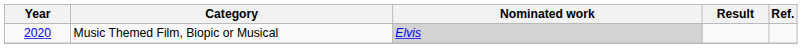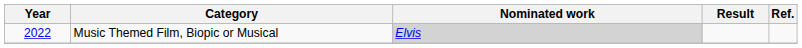(38, 33) 2020 -> (38, 33) 2022
